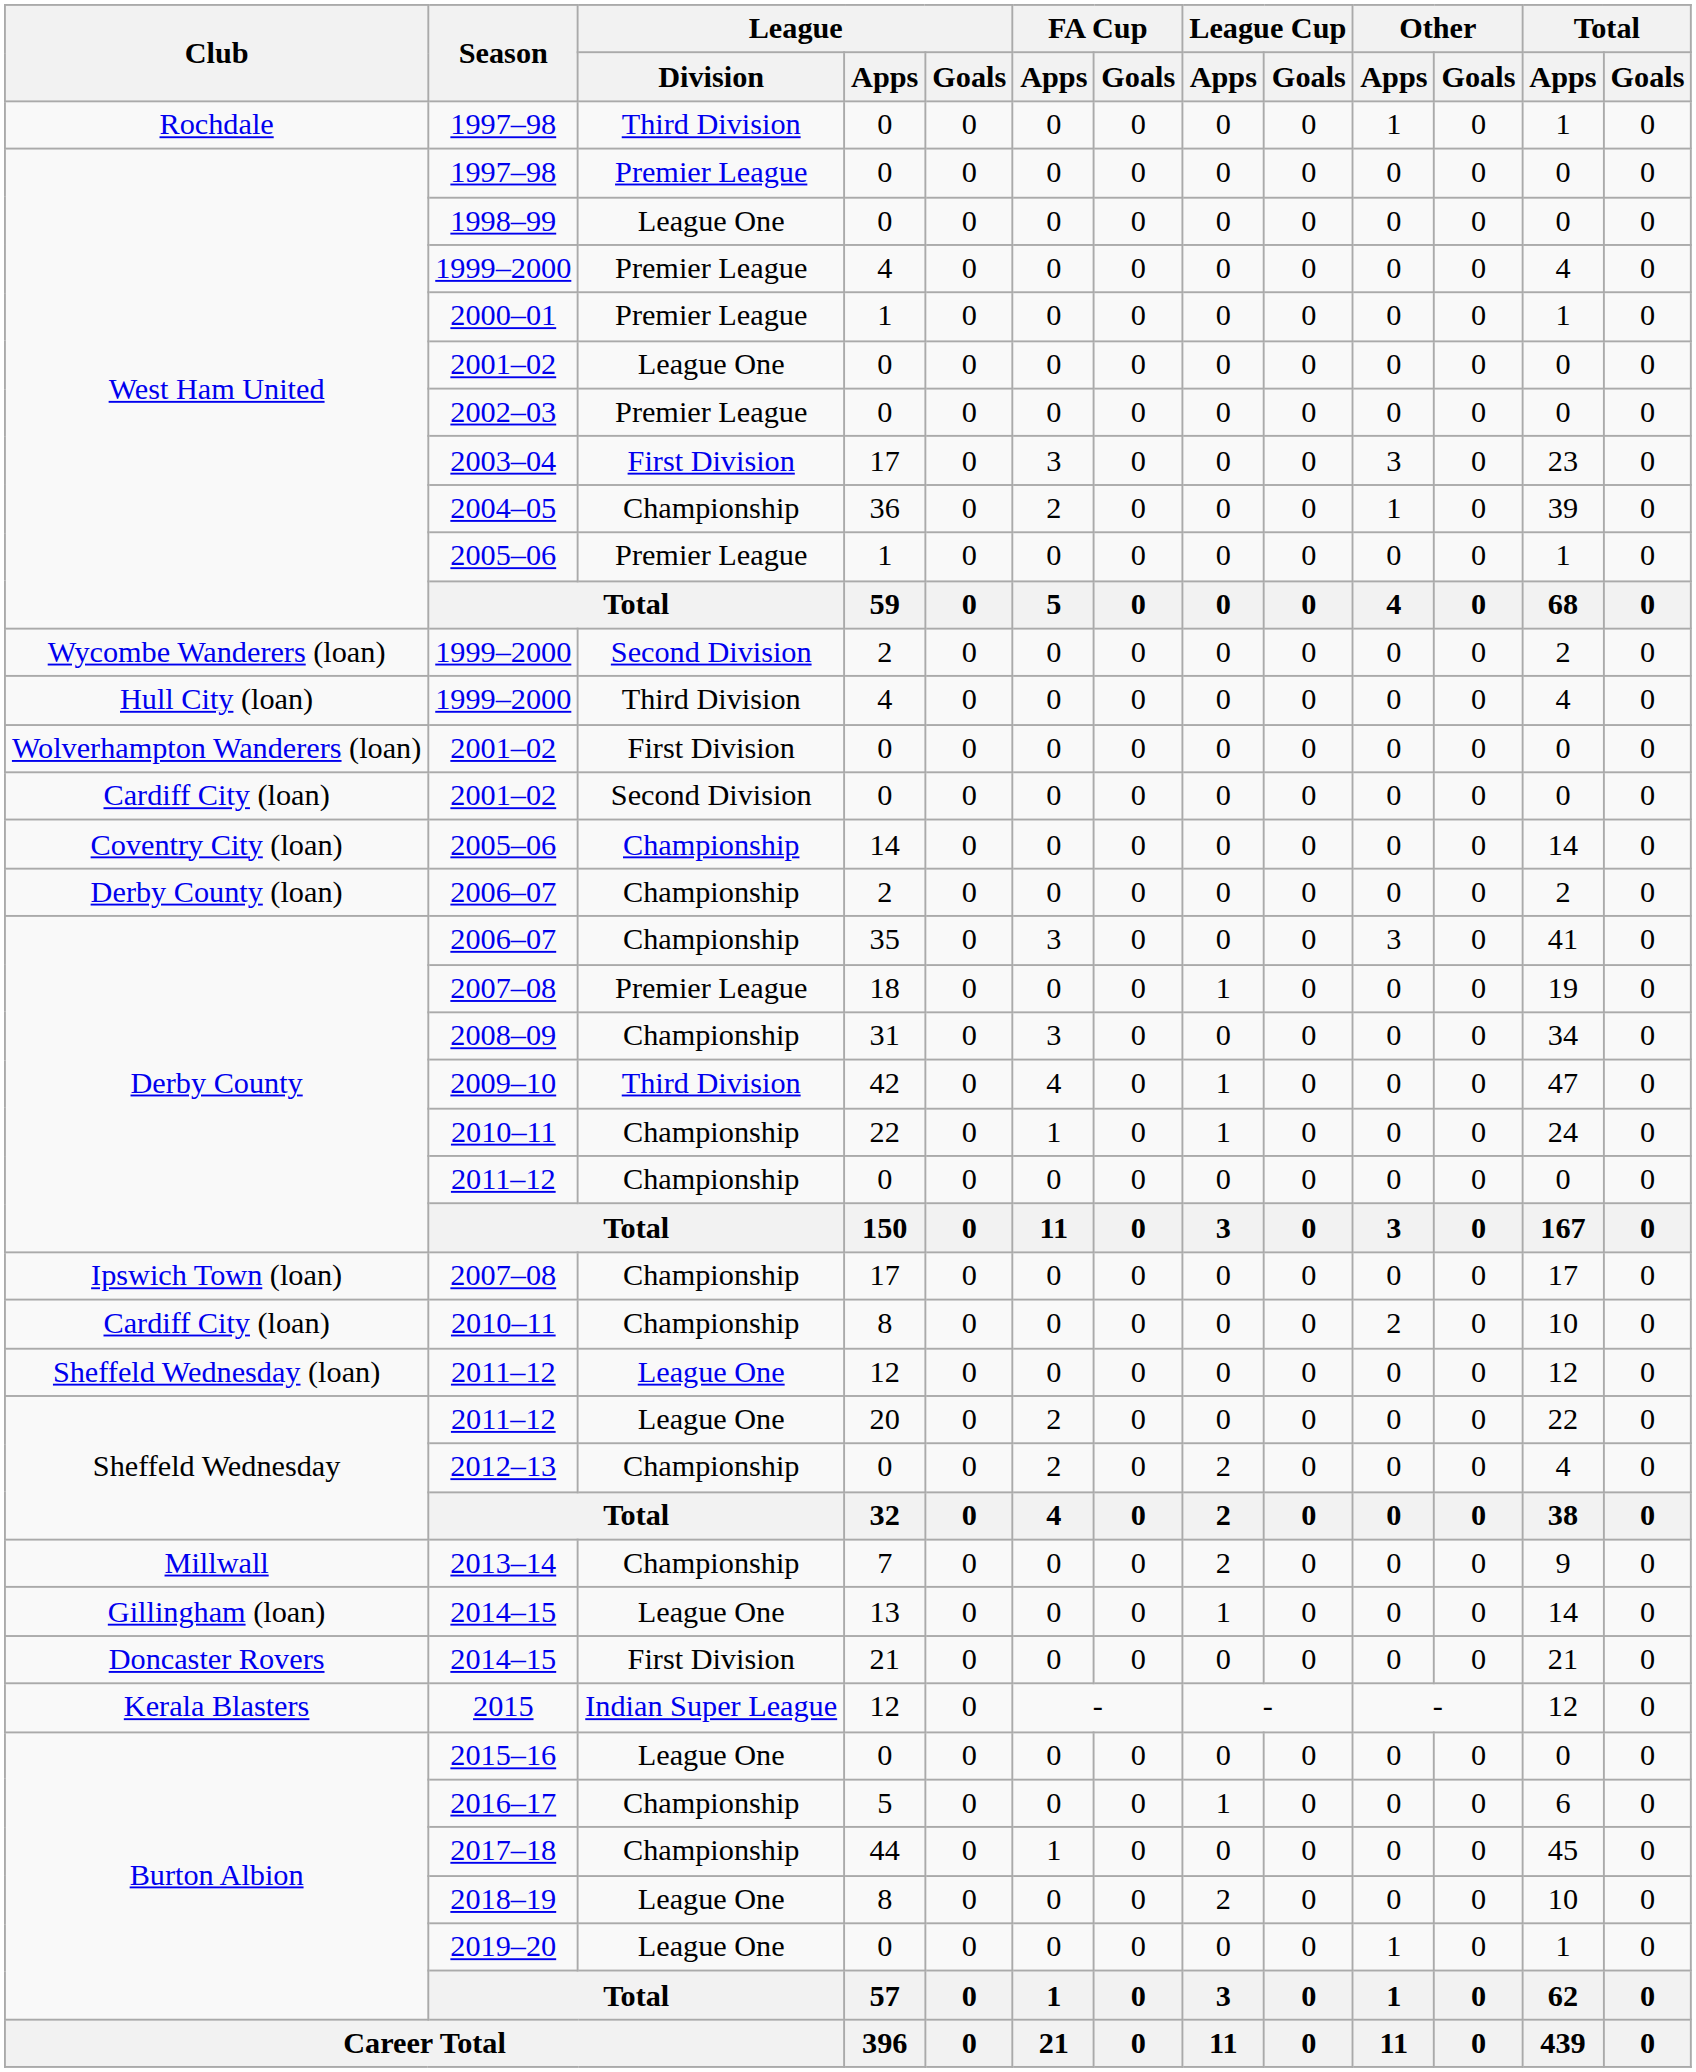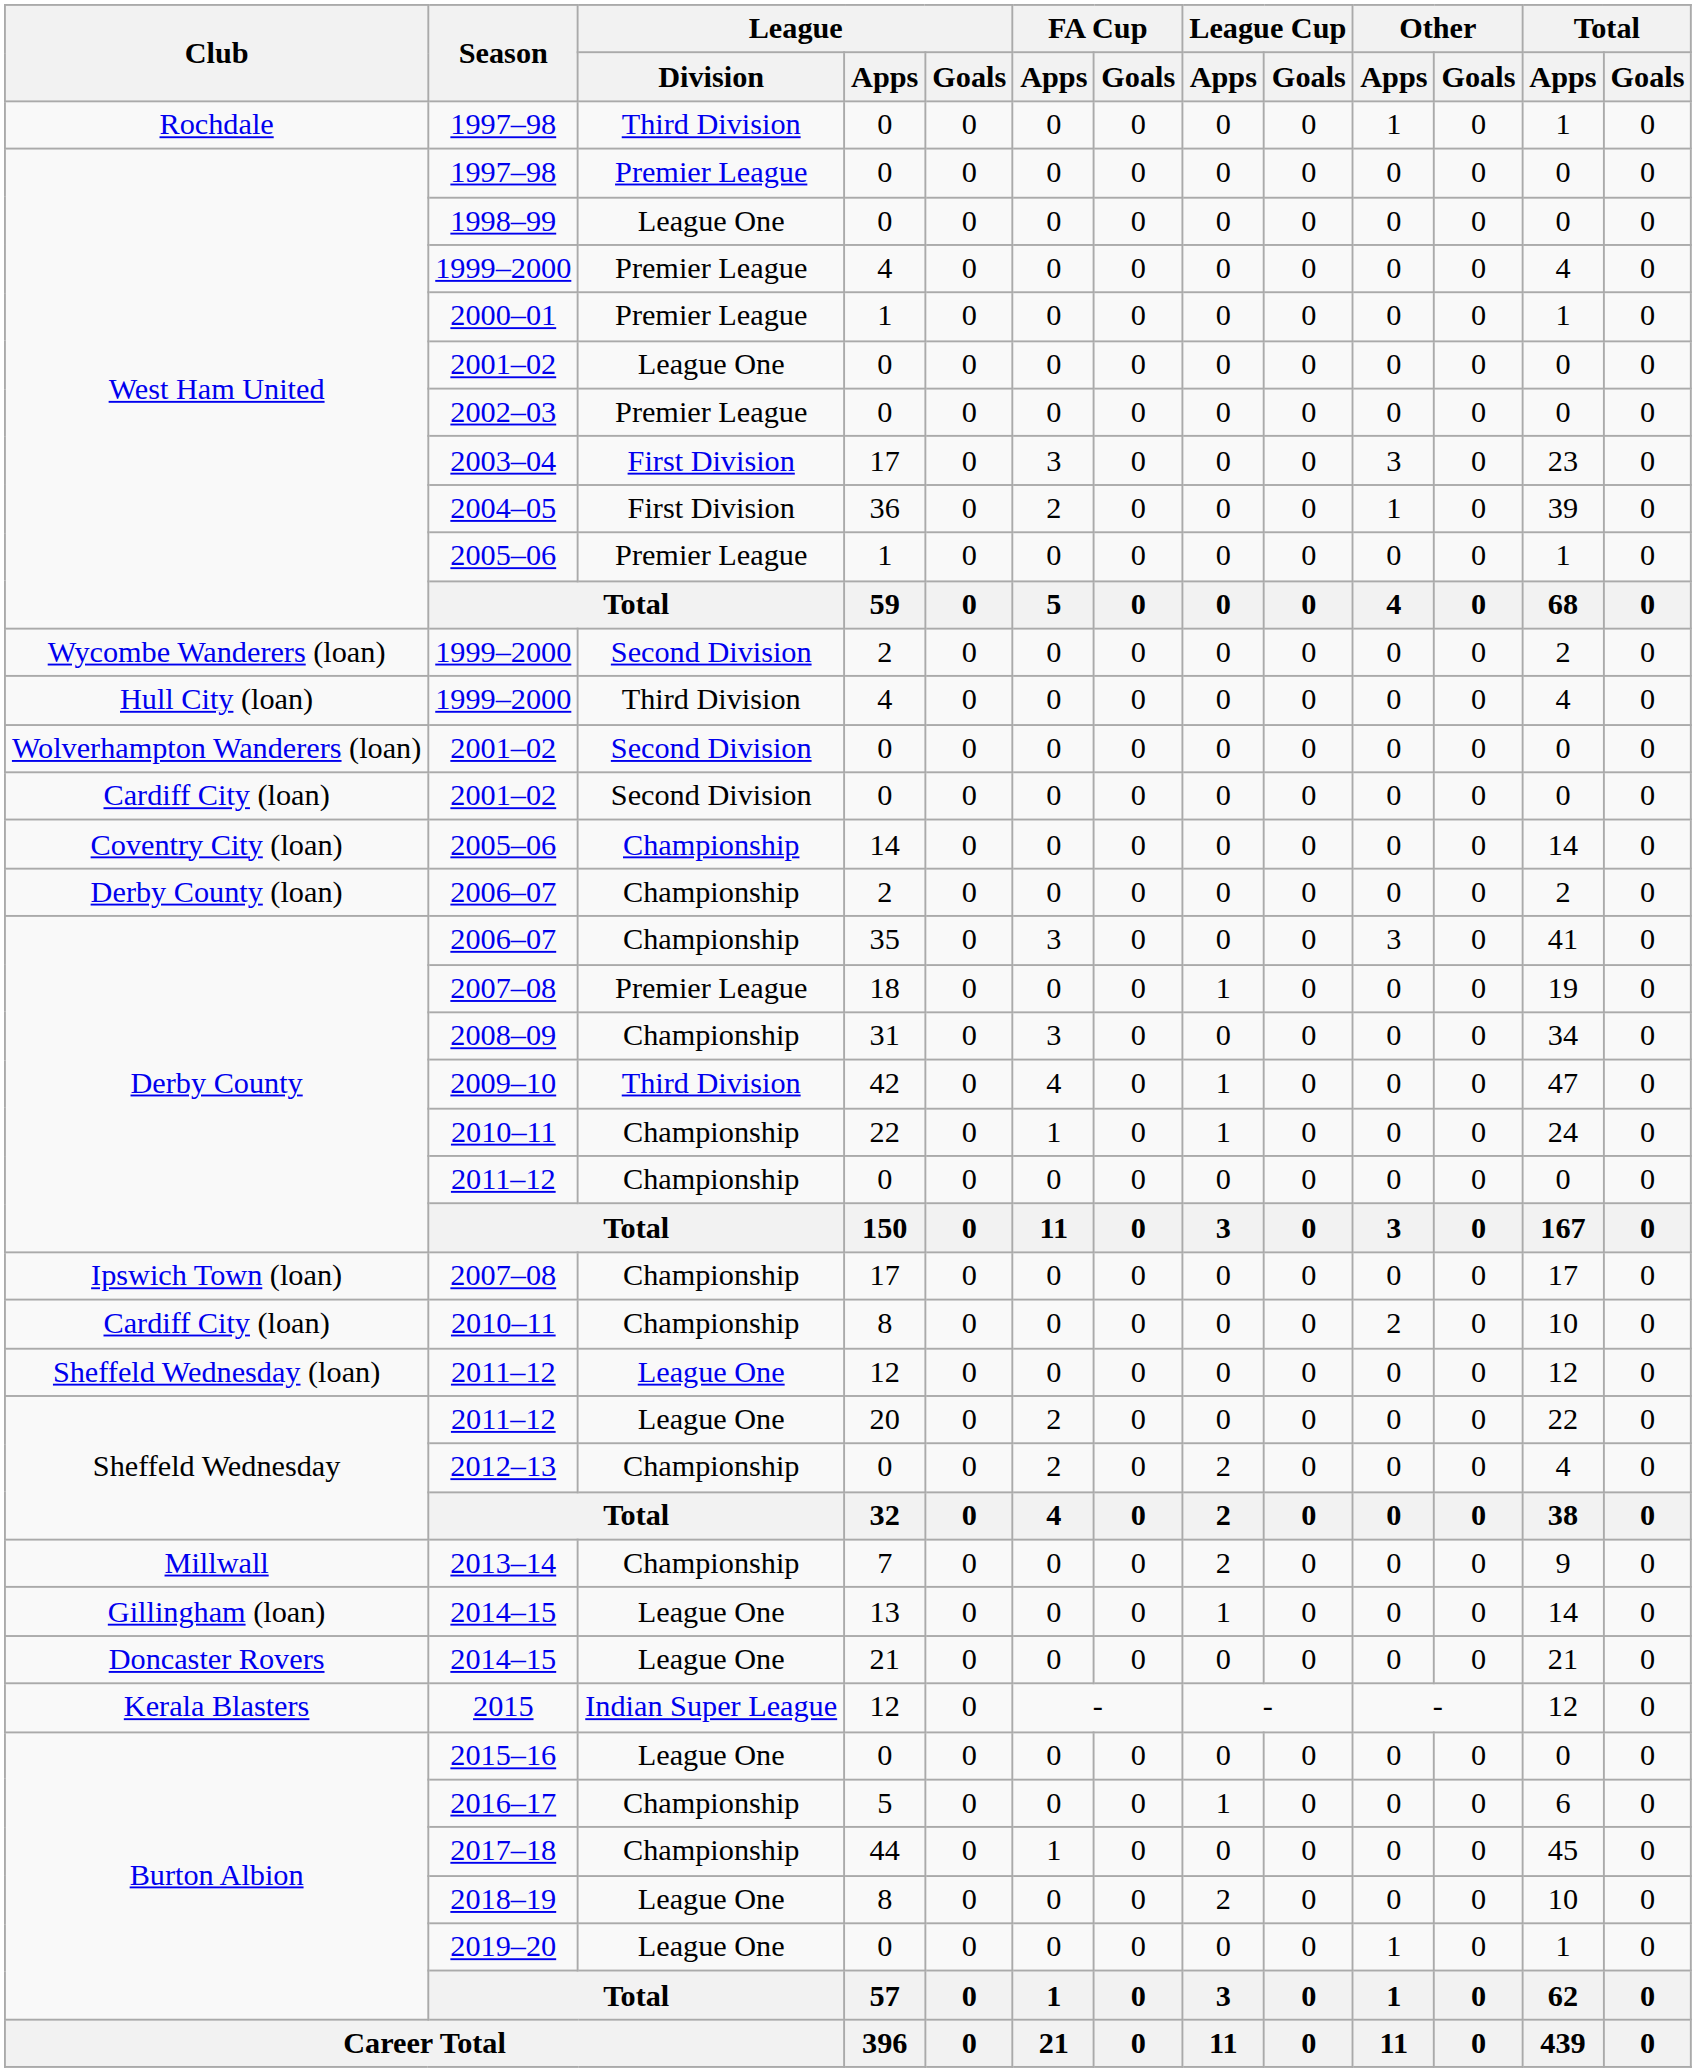(711, 508) Championship -> (711, 508) First Division
(711, 747) First Division -> (711, 747) Second Division
(711, 1659) First Division -> (711, 1659) League One
